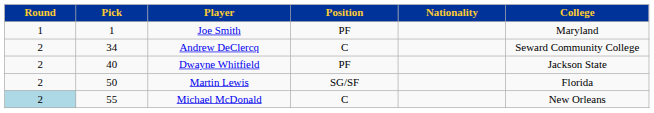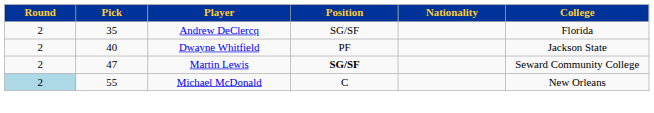- row: (219, 30)
(112, 47) 34 -> (112, 30) 35
(345, 47) C -> (345, 30) SG/SF
(577, 47) Seward Community College -> (577, 30) Florida
(112, 82) 50 -> (112, 64) 47
(345, 82) normal -> (345, 64) bold
(577, 82) Florida -> (577, 64) Seward Community College
